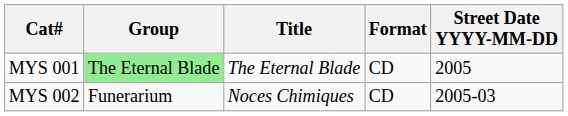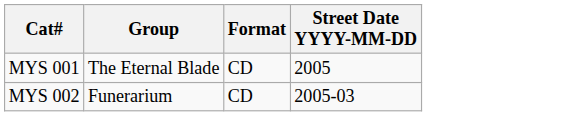- column: (294, 29)
(154, 67) lightgreen background -> (154, 67) no background
